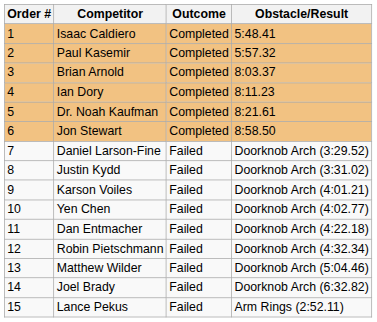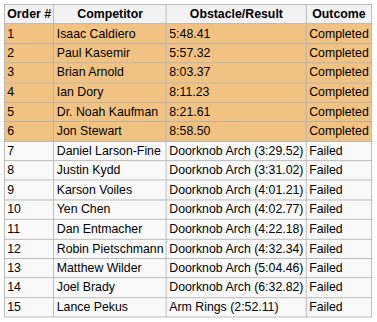columns swapped: (199, 14) <-> (302, 14)
